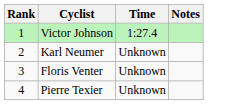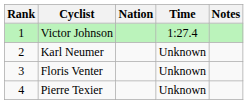+ column: (136, 14)
